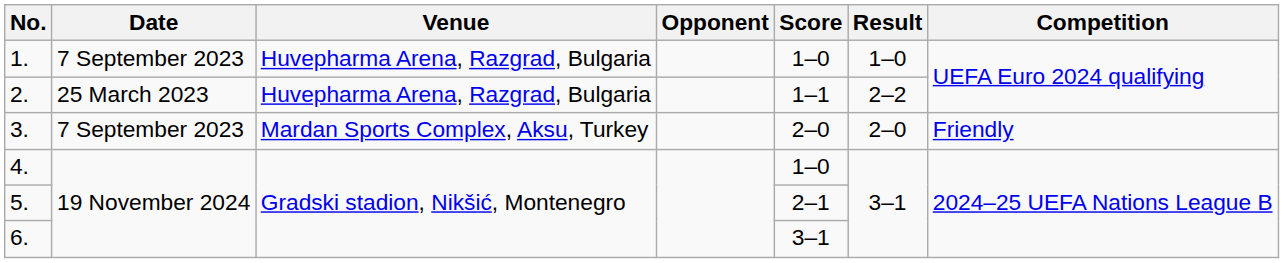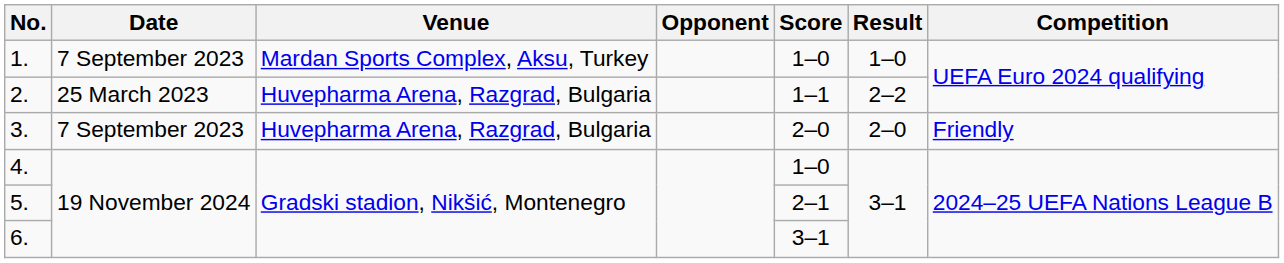(456, 58) Huvepharma Arena, Razgrad, Bulgaria -> (455, 58) Mardan Sports Complex, Aksu, Turkey
(455, 130) Mardan Sports Complex, Aksu, Turkey -> (456, 130) Huvepharma Arena, Razgrad, Bulgaria
